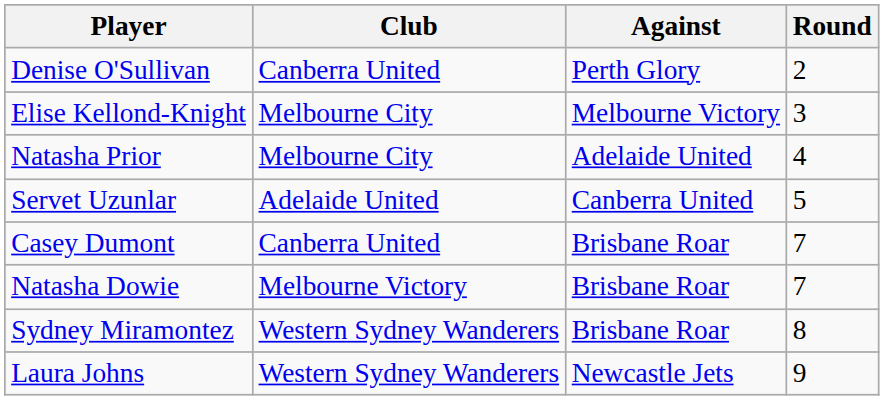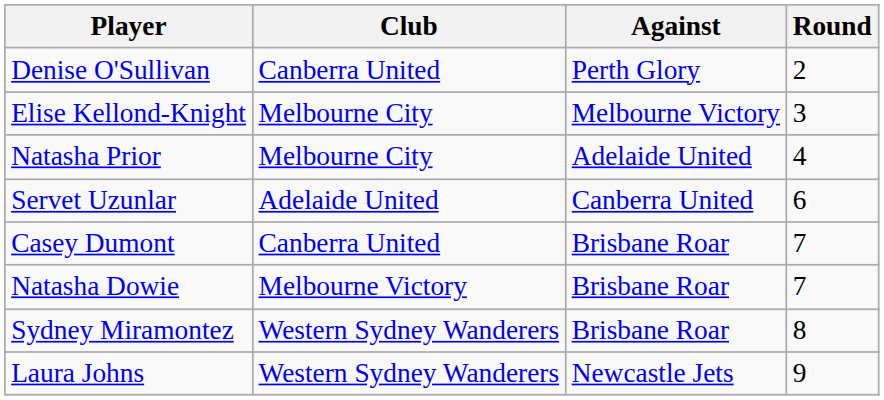(799, 199) 5 -> (799, 199) 6
